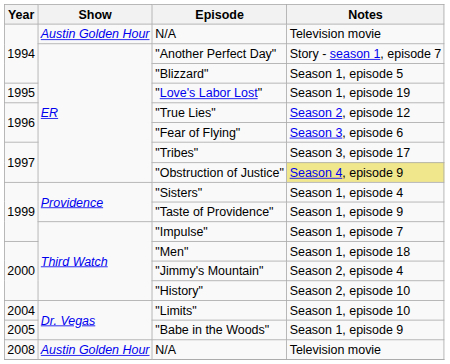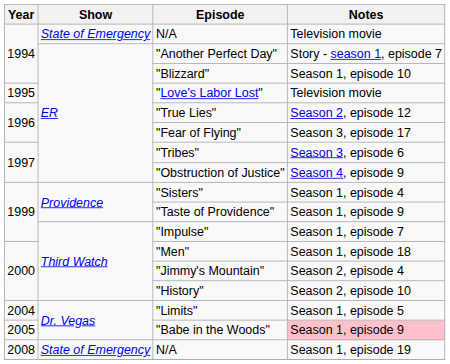(95, 34) Austin Golden Hour -> (96, 34) State of Emergency
(346, 74) Season 1, episode 5 -> (351, 74) Season 1, episode 10
(350, 93) Season 1, episode 19 -> (336, 93) Television movie
(346, 133) Season 3, episode 6 -> (351, 133) Season 3, episode 17
(350, 153) Season 3, episode 17 -> (347, 153) Season 3, episode 6
(346, 172) khaki background -> (347, 172) no background
(350, 310) Season 1, episode 10 -> (347, 310) Season 1, episode 5
(346, 330) no background -> (347, 330) pink background
(95, 350) Austin Golden Hour -> (96, 350) State of Emergency
(335, 350) Television movie -> (351, 350) Season 1, episode 19
